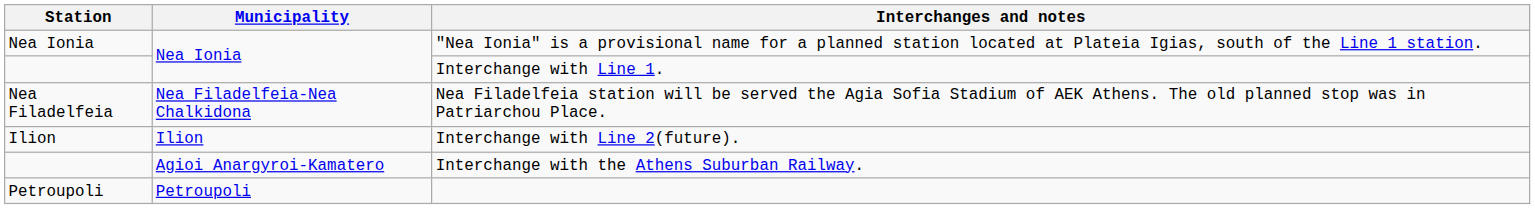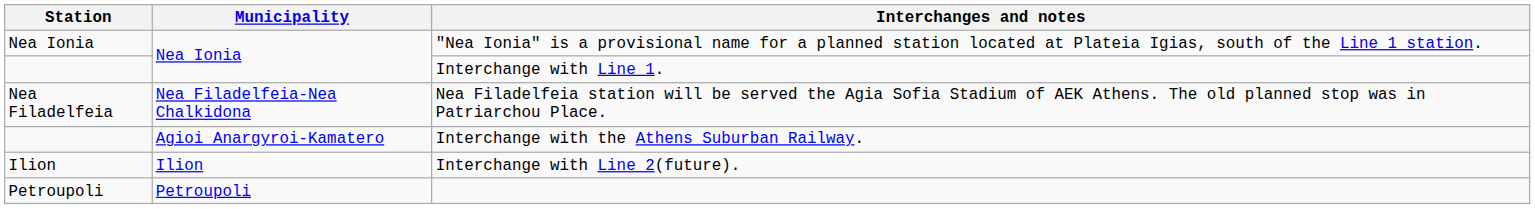rows swapped: (650, 165) <-> (588, 139)
